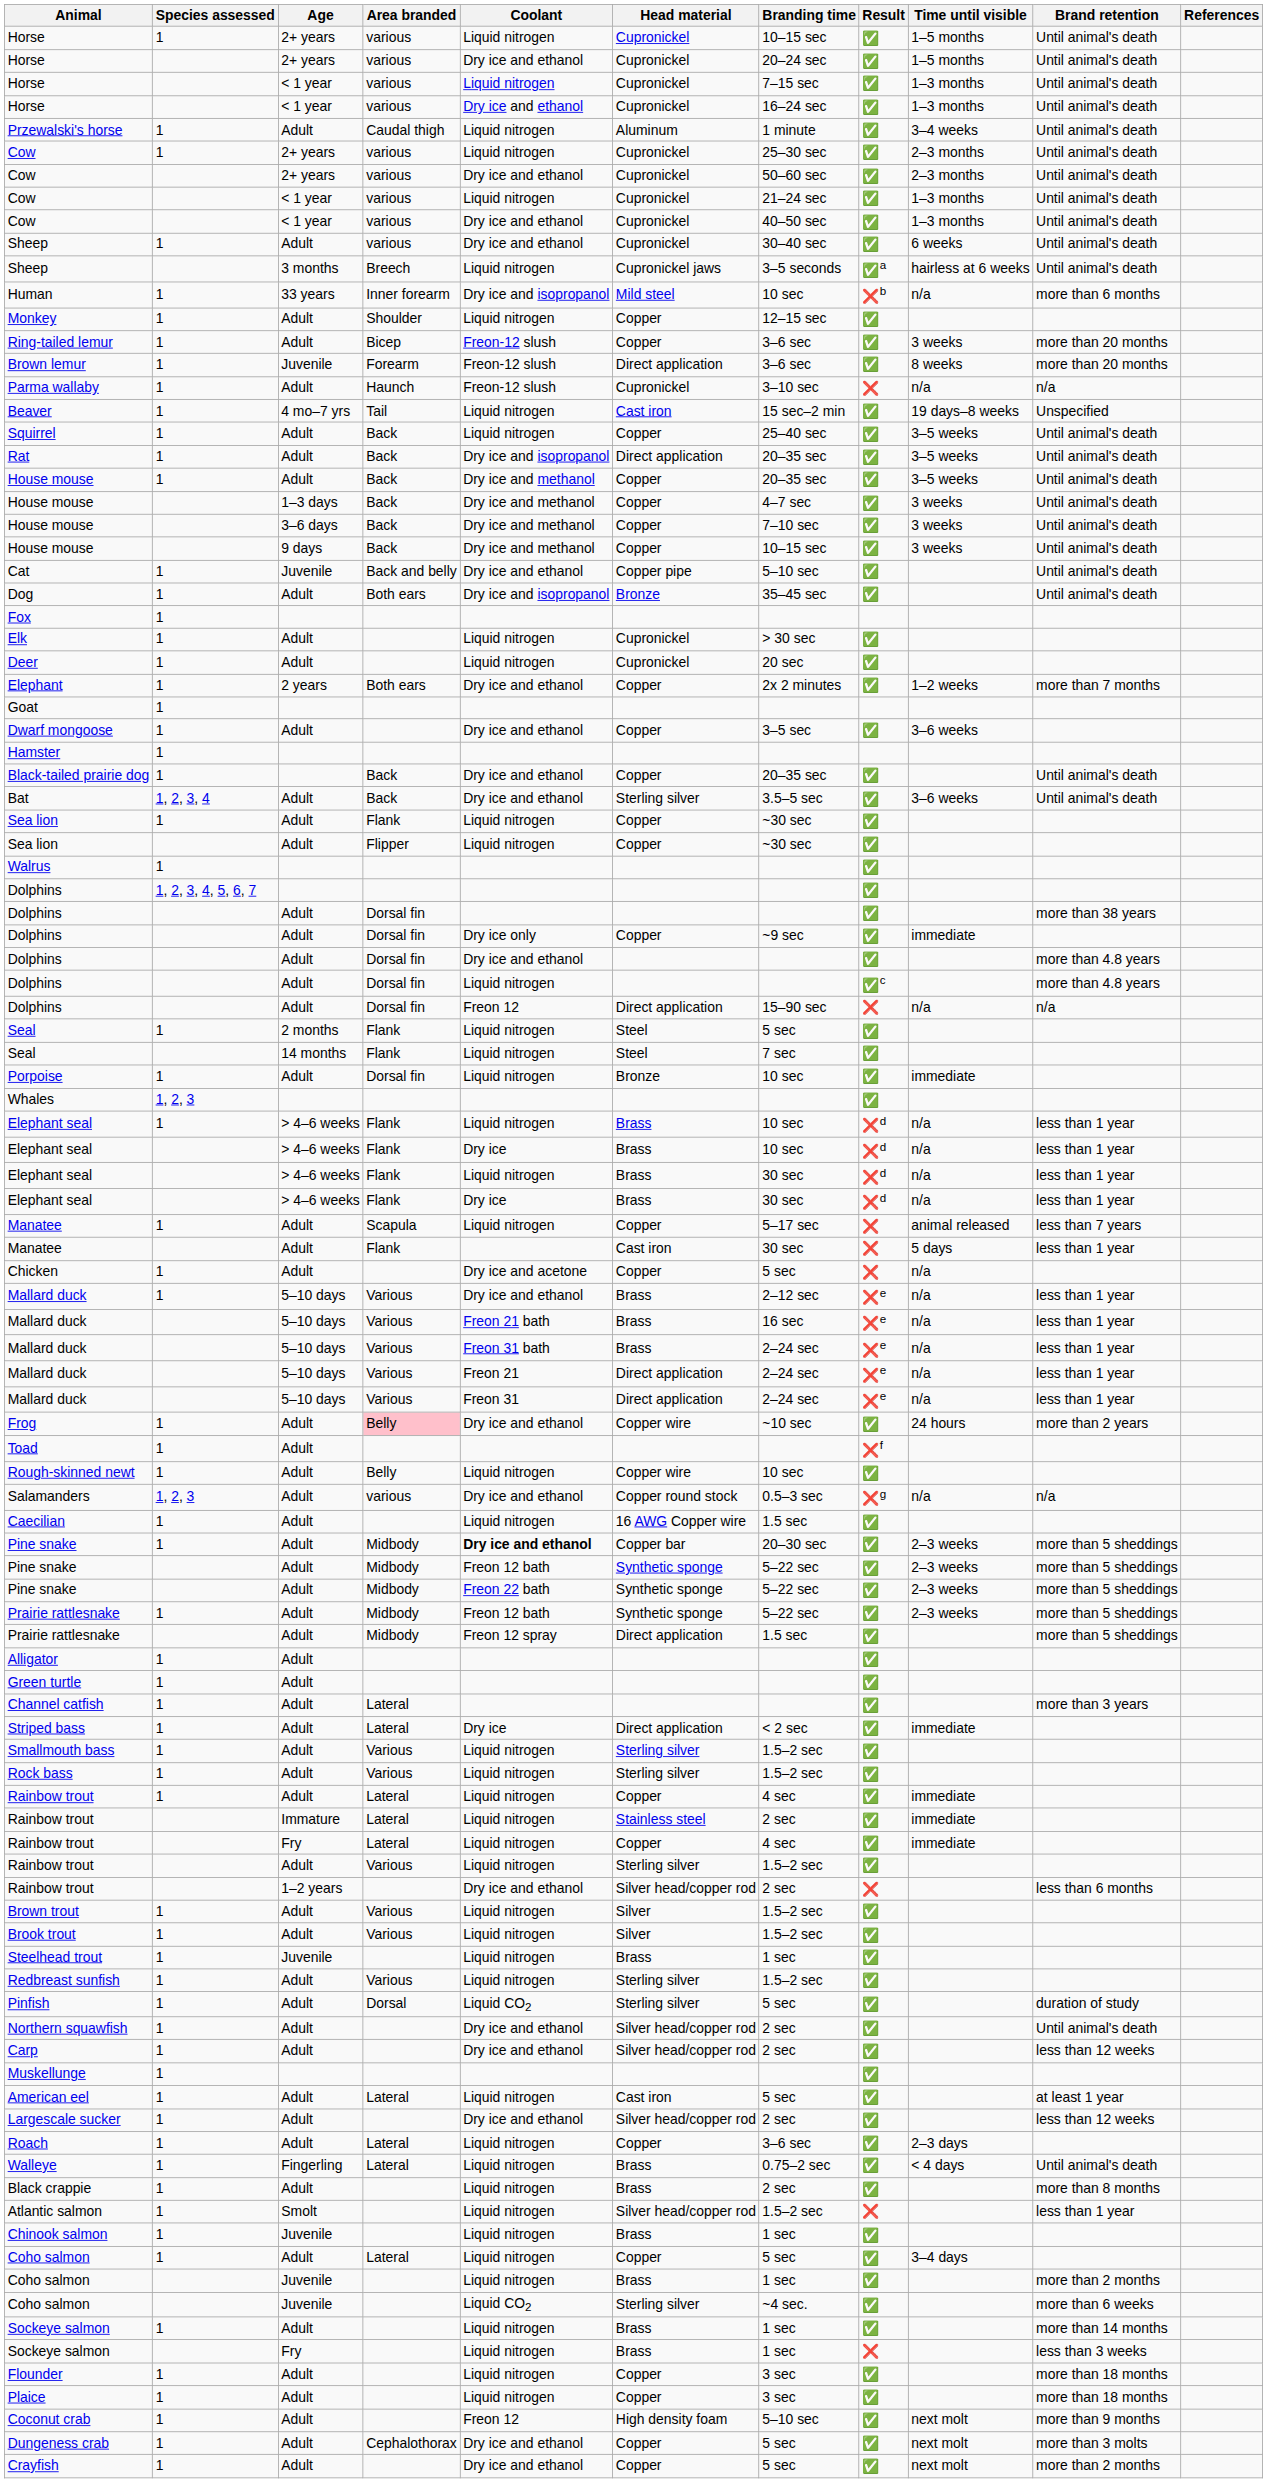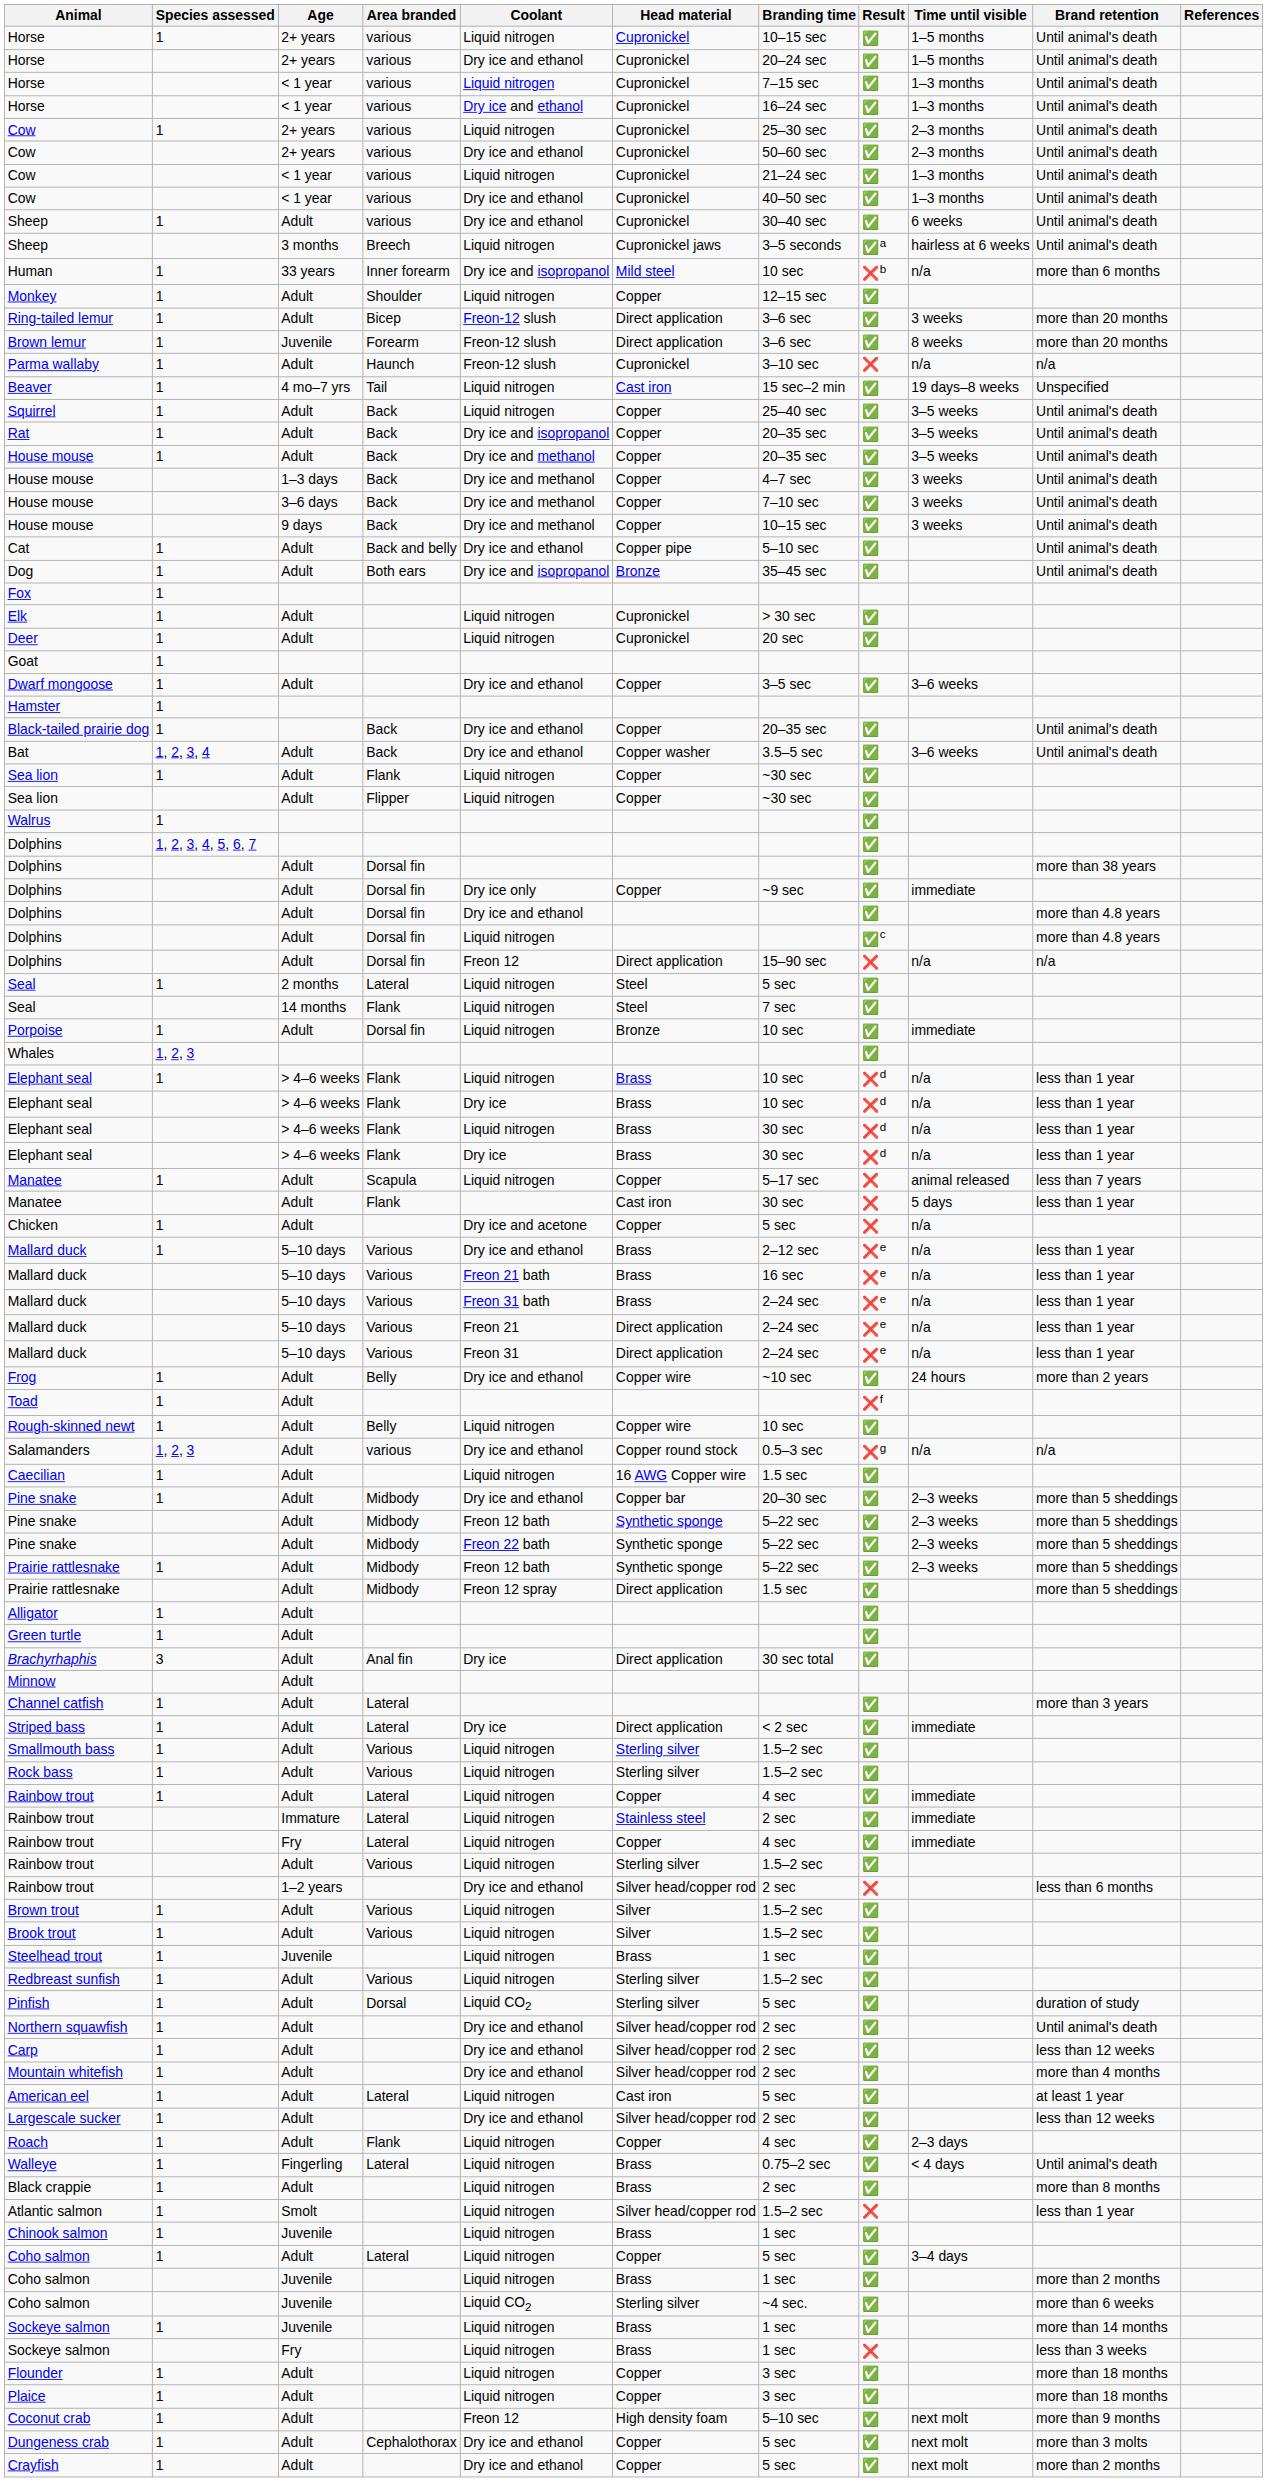- row: (65, 129)
(639, 342) Copper -> (669, 319) Direct application
(669, 456) Direct application -> (639, 433) Copper
(307, 571) Juvenile -> (297, 548) Adult
- row: (35, 685)
(658, 798) Sterling silver -> (663, 752) Copper washer
(383, 1030) Flank -> (388, 984) Lateral
(381, 1424) pink background -> (381, 1378) no background
(527, 1544) bold -> (523, 1498) normal
+ row: (52, 1659)
+ row: (32, 1681)
+ row: (65, 2073)
- row: (47, 2074)
(388, 2143) Lateral -> (383, 2142) Flank
(787, 2143) 3–6 sec -> (779, 2142) 4 sec
(297, 2328) Adult -> (307, 2327) Juvenile
